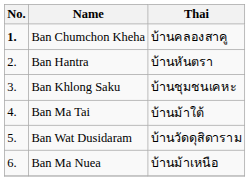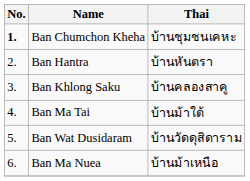(189, 37) บ้านคลองสาคู -> (194, 37) บ้านชุมชนเคหะ
(194, 87) บ้านชุมชนเคหะ -> (189, 87) บ้านคลองสาคู
